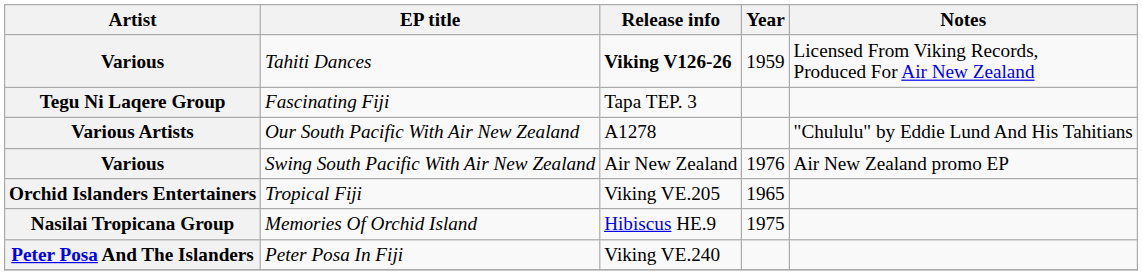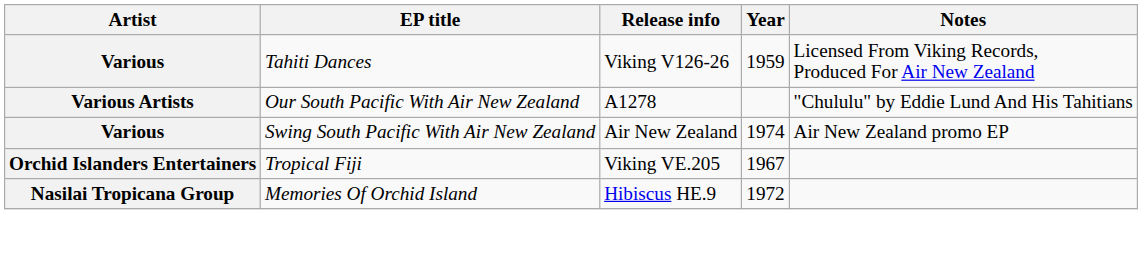(668, 60) bold -> (667, 60) normal
- row: (327, 102)
(765, 163) 1976 -> (765, 132) 1974
(765, 193) 1965 -> (765, 163) 1967
(765, 224) 1975 -> (765, 193) 1972
- row: (334, 254)
